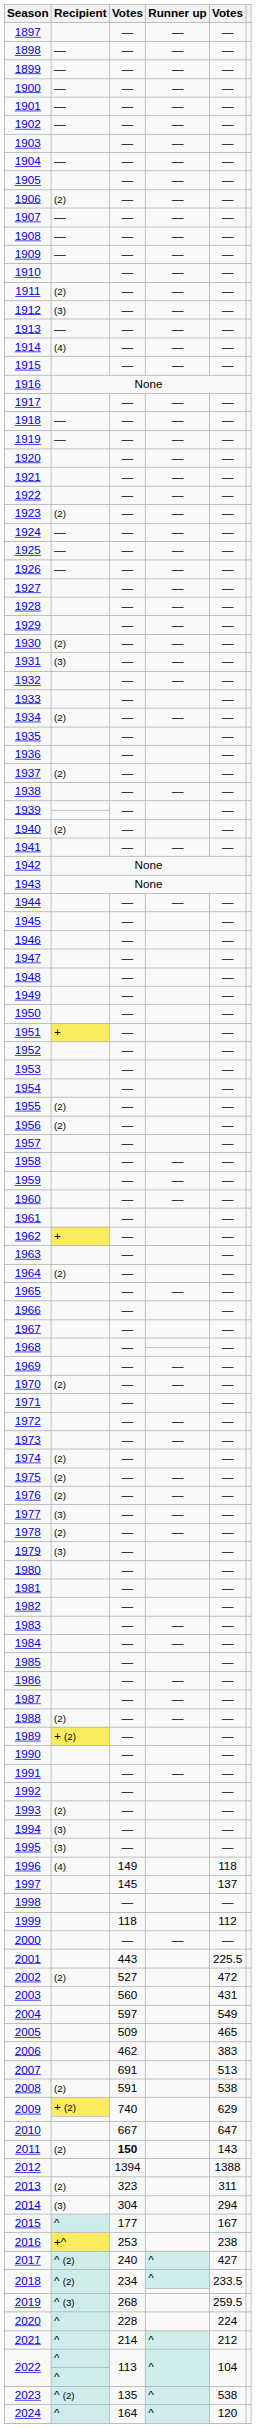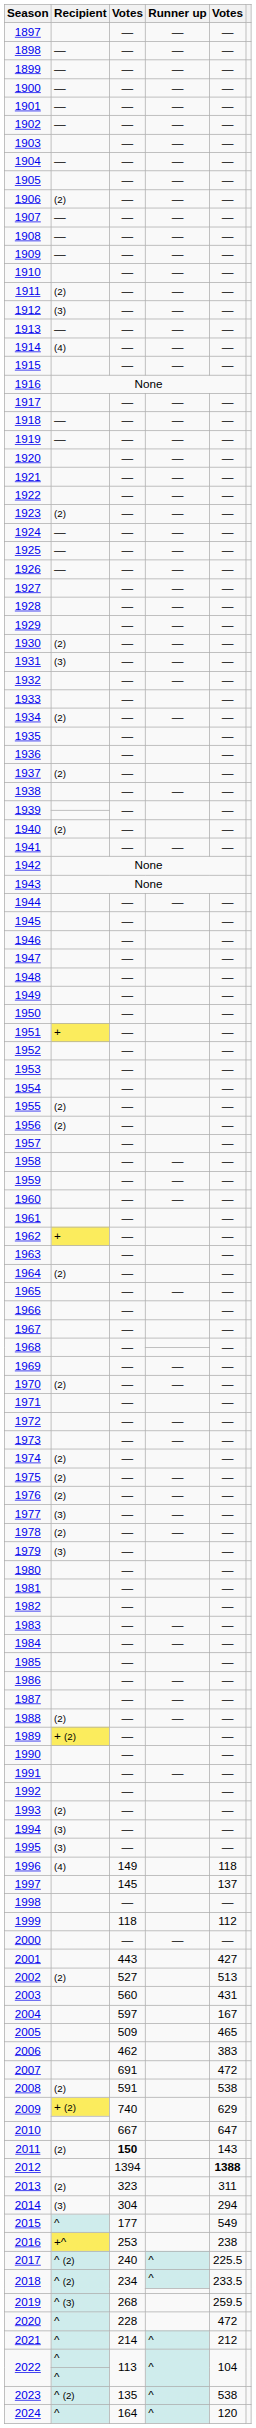(228, 1958) 225.5 -> (228, 1958) 427
(228, 1977) 472 -> (228, 1977) 513
(228, 2014) 549 -> (228, 2014) 167
(228, 2069) 513 -> (228, 2069) 472
(228, 2167) normal -> (228, 2167) bold
(228, 2223) 167 -> (228, 2223) 549
(228, 2260) 427 -> (228, 2260) 225.5
(228, 2321) 224 -> (228, 2321) 472
